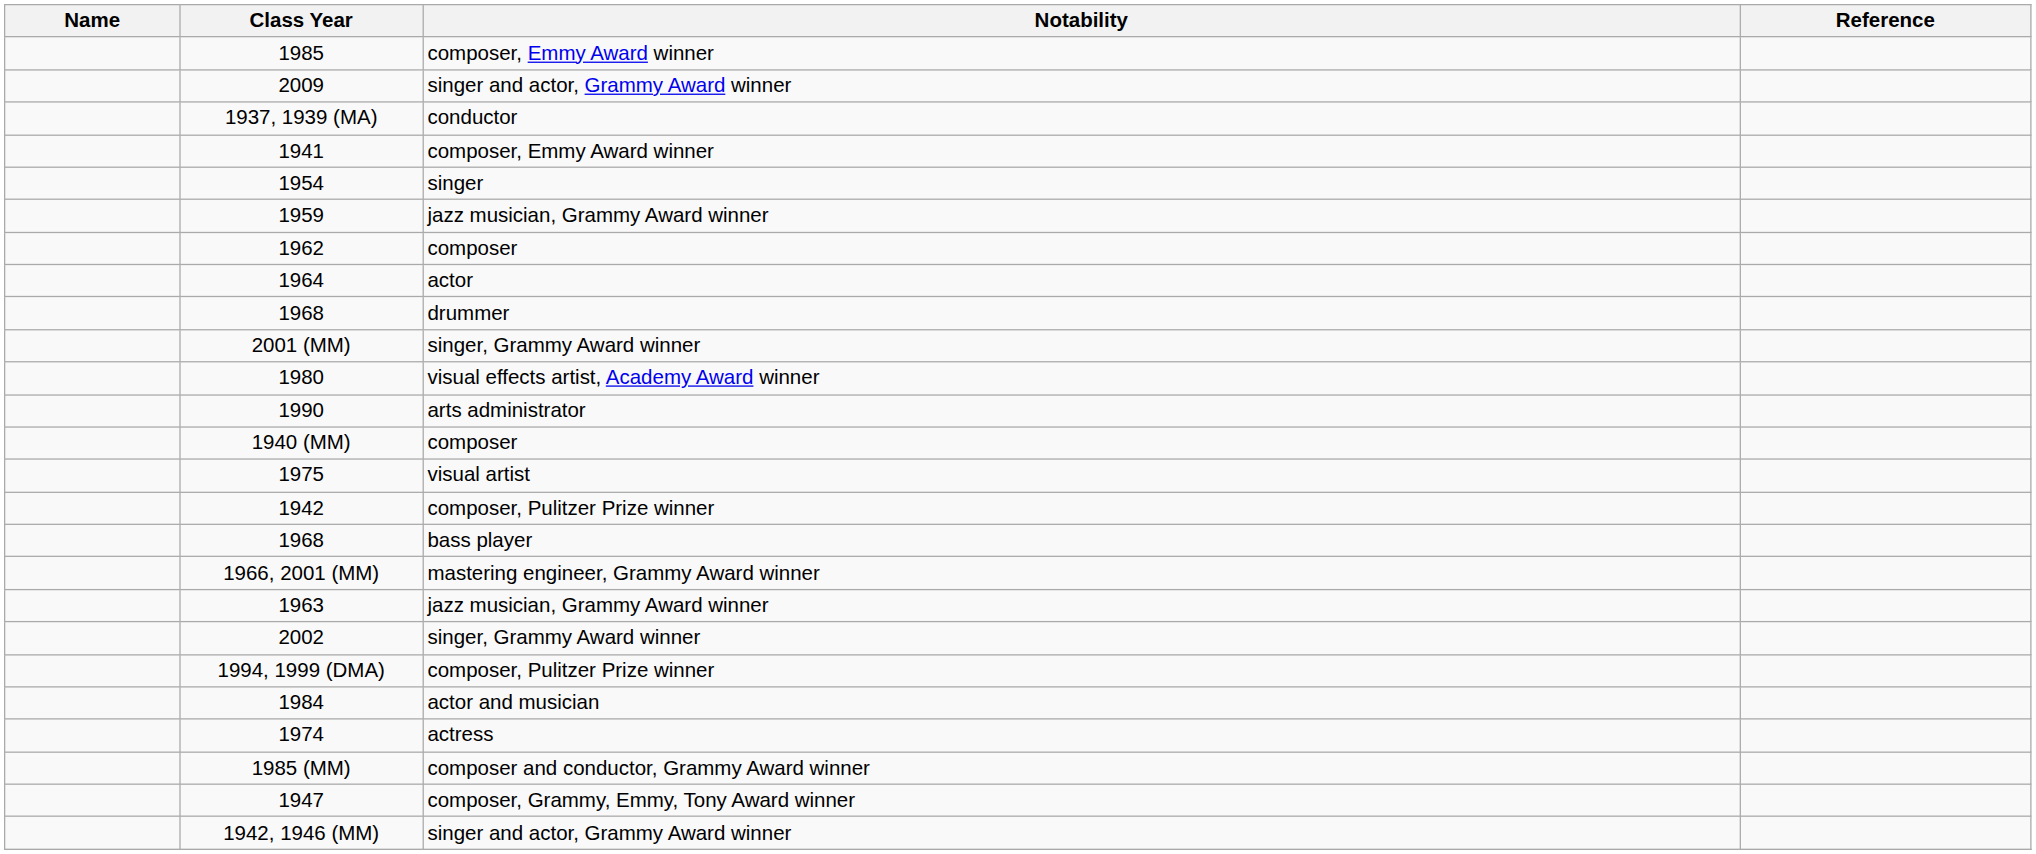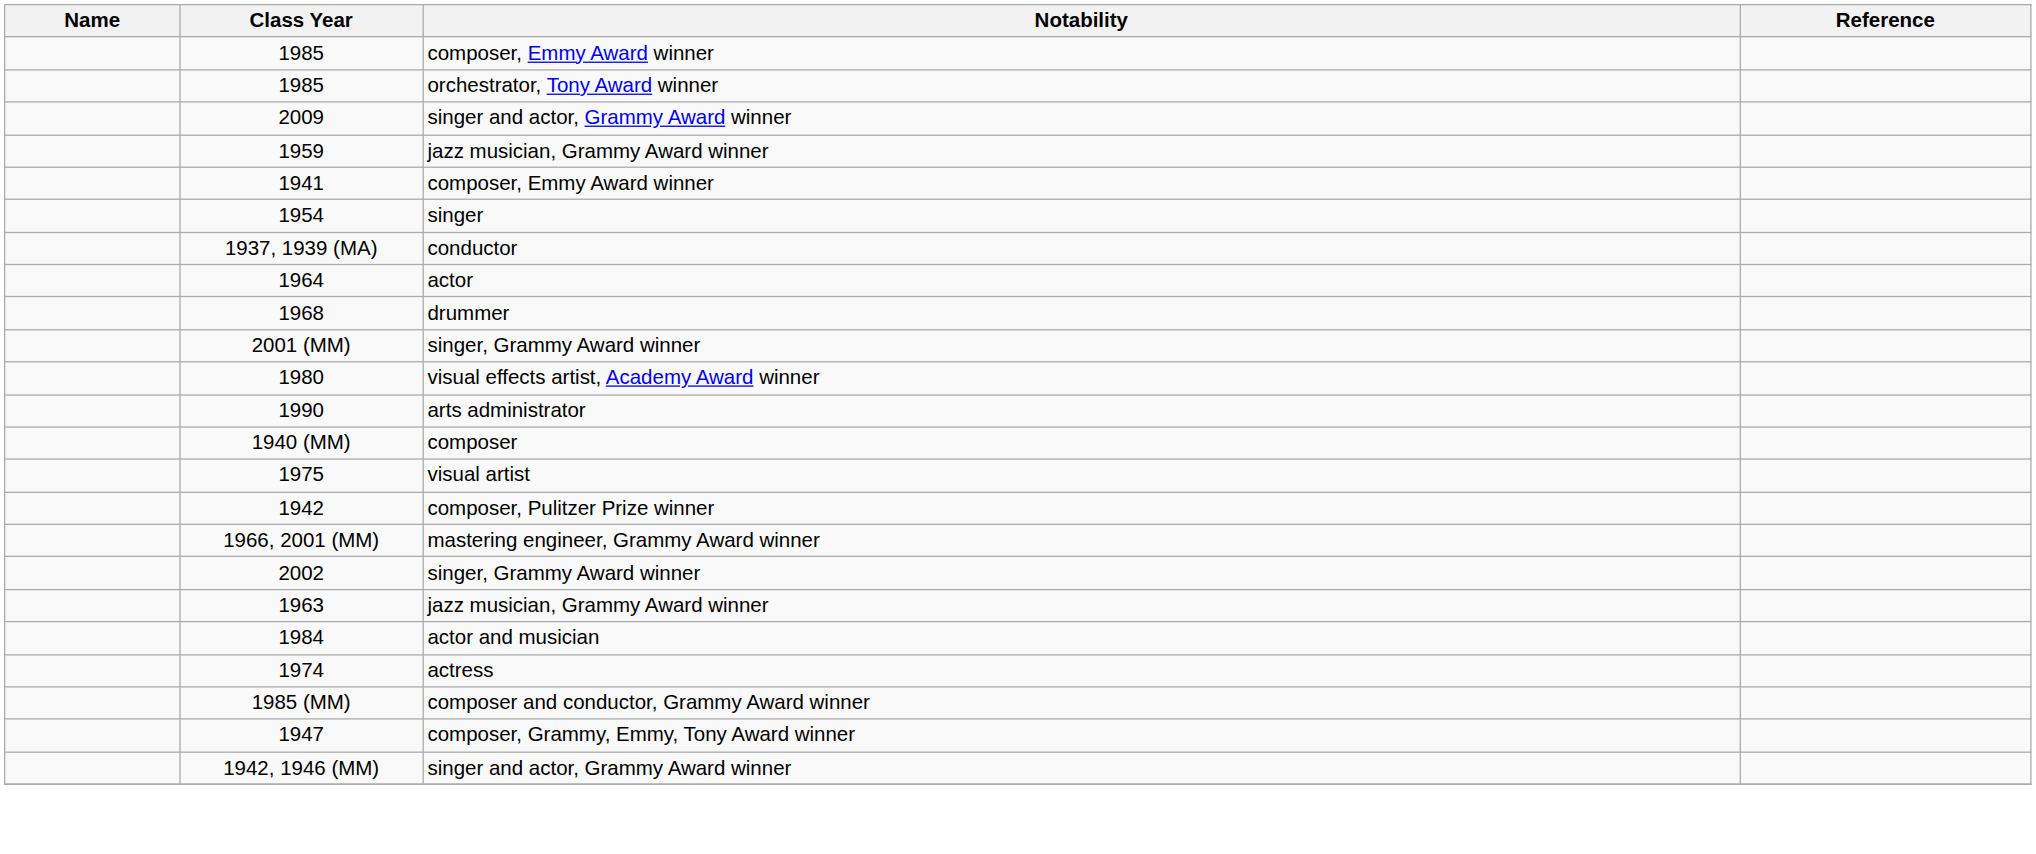+ row: (301, 85)
rows swapped: (301, 215) <-> (301, 118)
- row: (301, 248)
- row: (301, 540)
rows swapped: (301, 605) <-> (301, 637)
- row: (301, 670)
